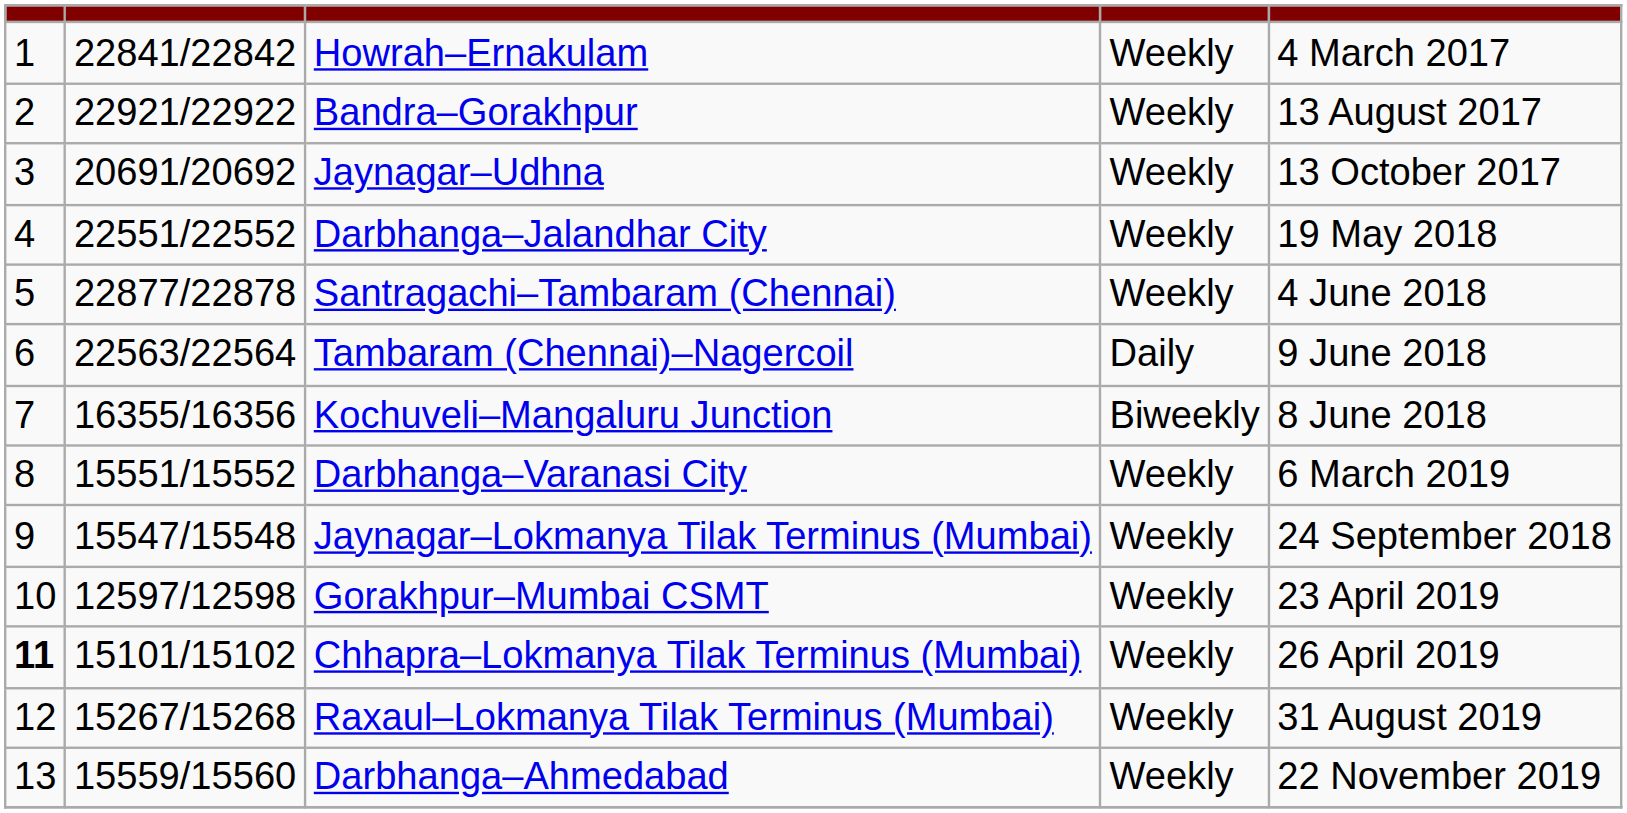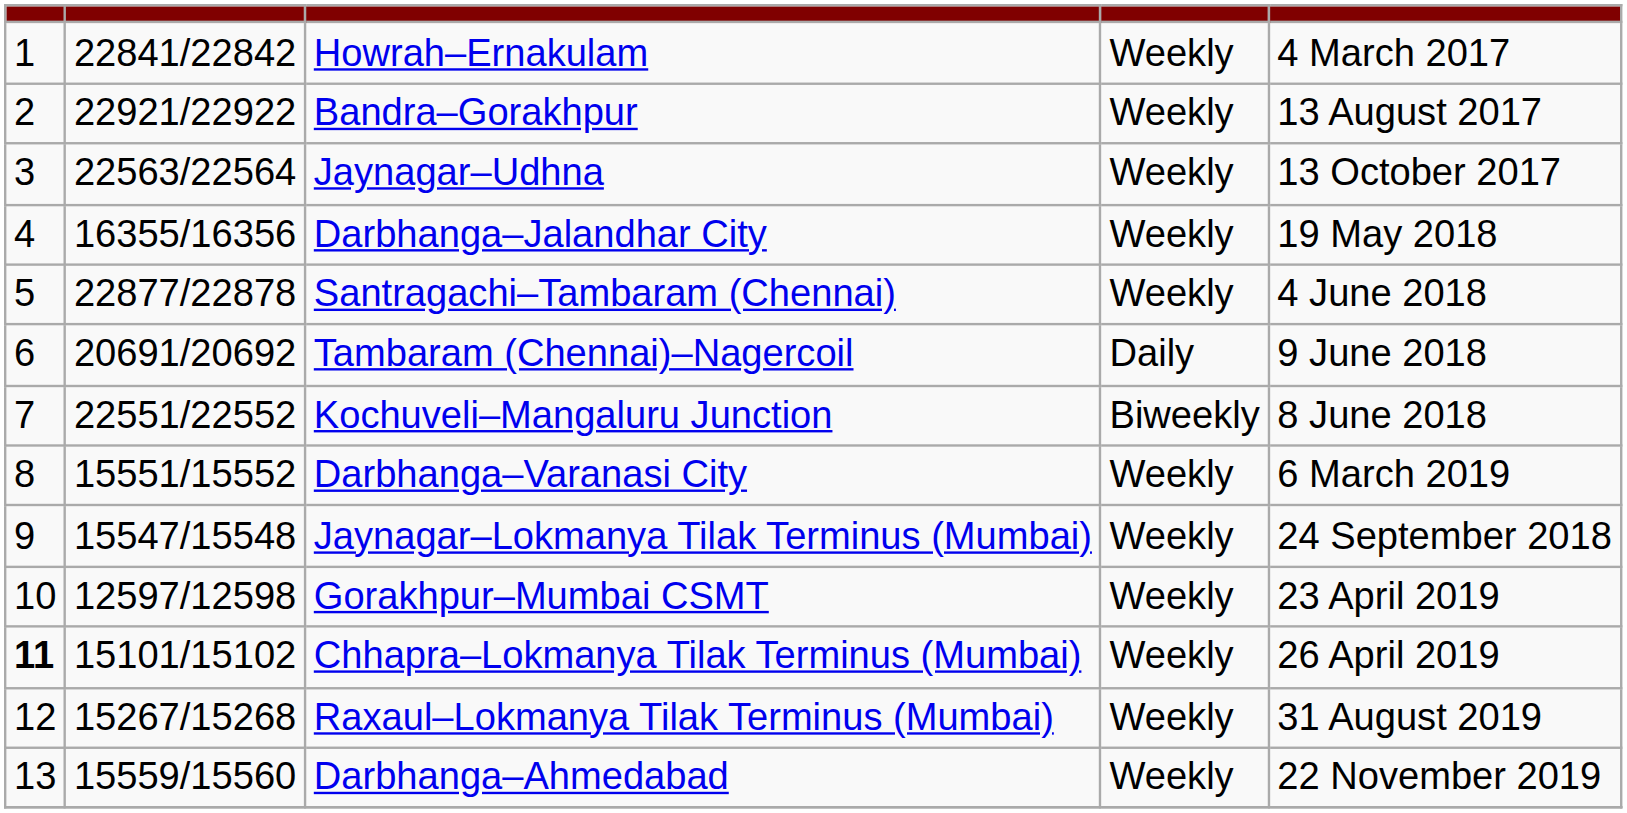(185, 173) 20691/20692 -> (185, 173) 22563/22564
(185, 233) 22551/22552 -> (185, 233) 16355/16356
(185, 354) 22563/22564 -> (185, 354) 20691/20692
(185, 414) 16355/16356 -> (185, 414) 22551/22552
